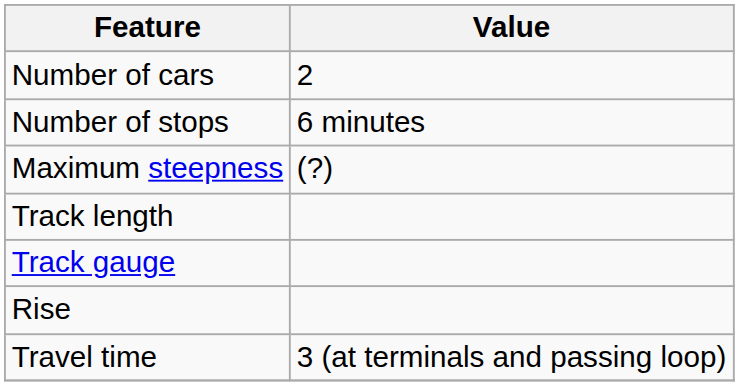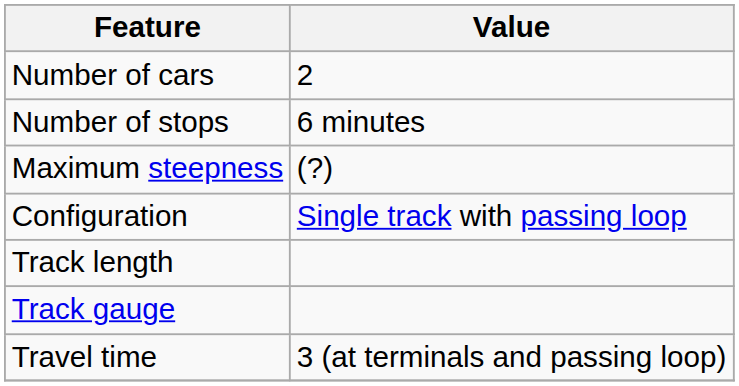+ row: (100, 215)
- row: (41, 309)
